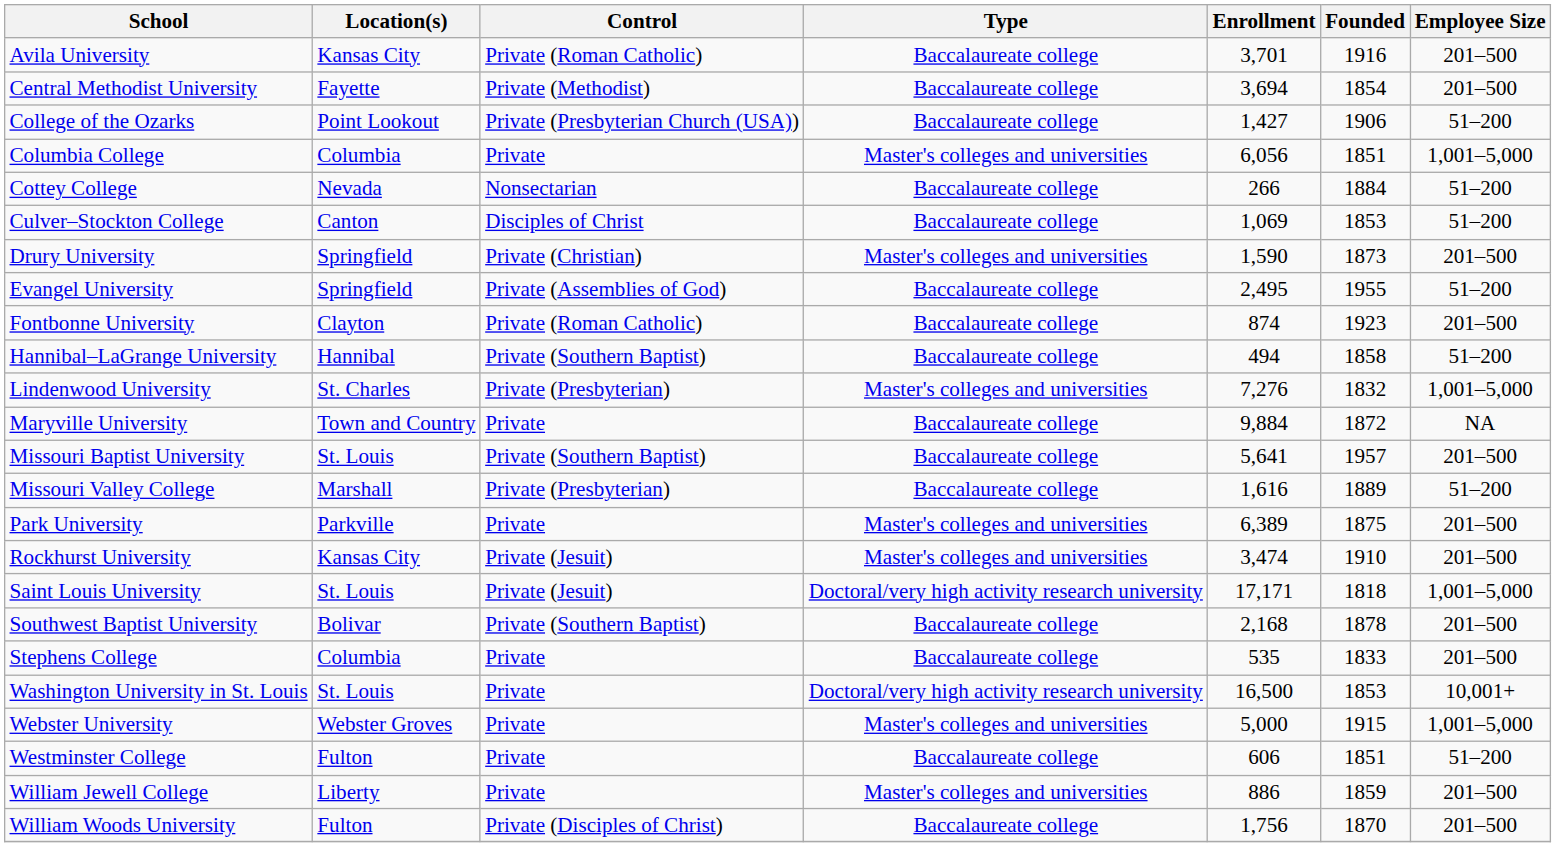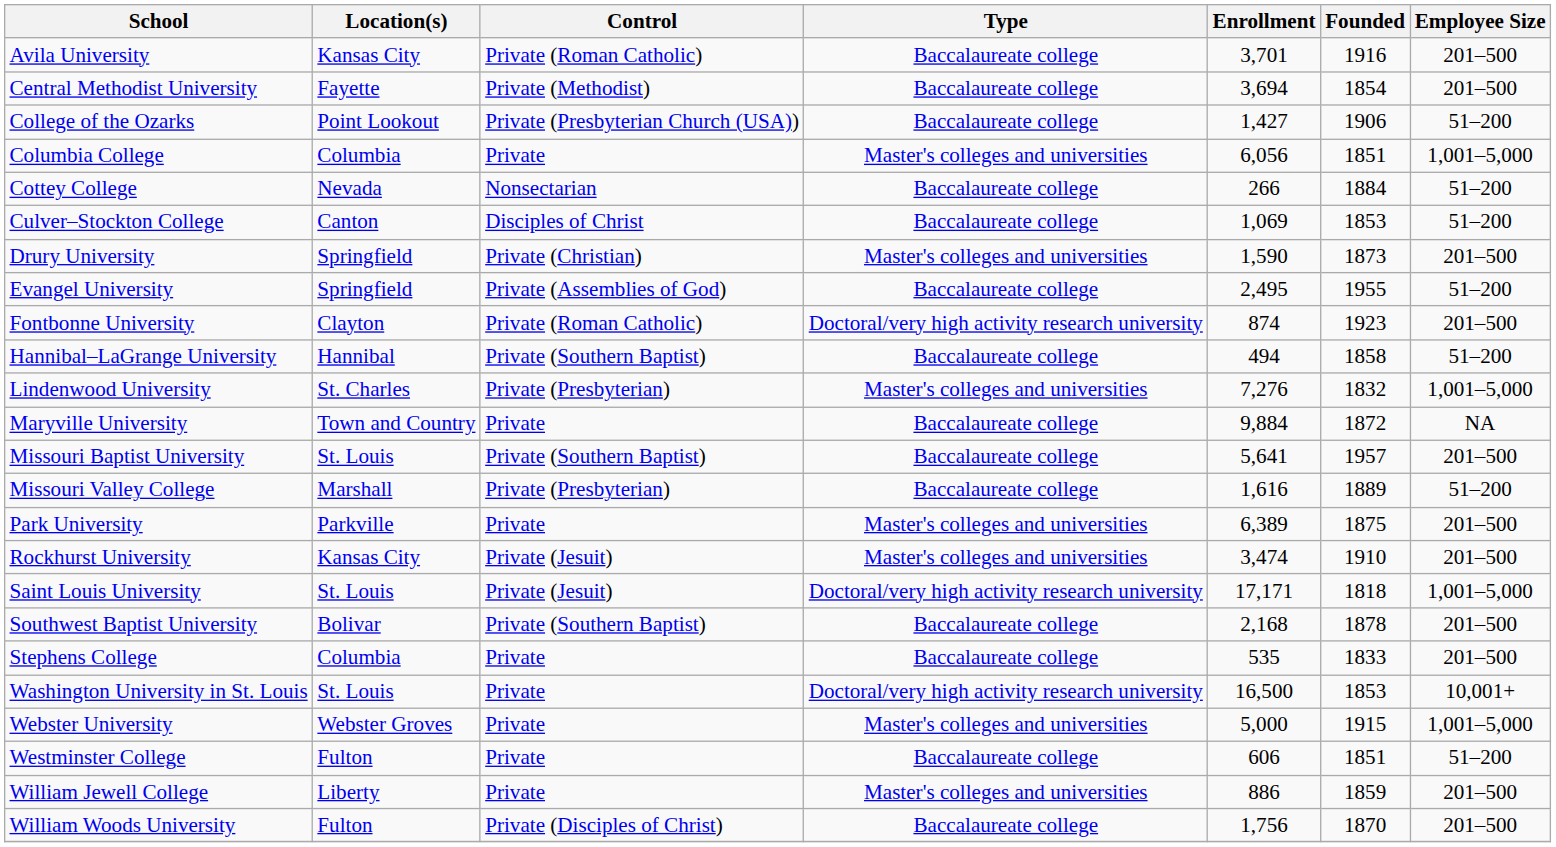(1006, 322) Baccalaureate college -> (1006, 322) Doctoral/very high activity research university
